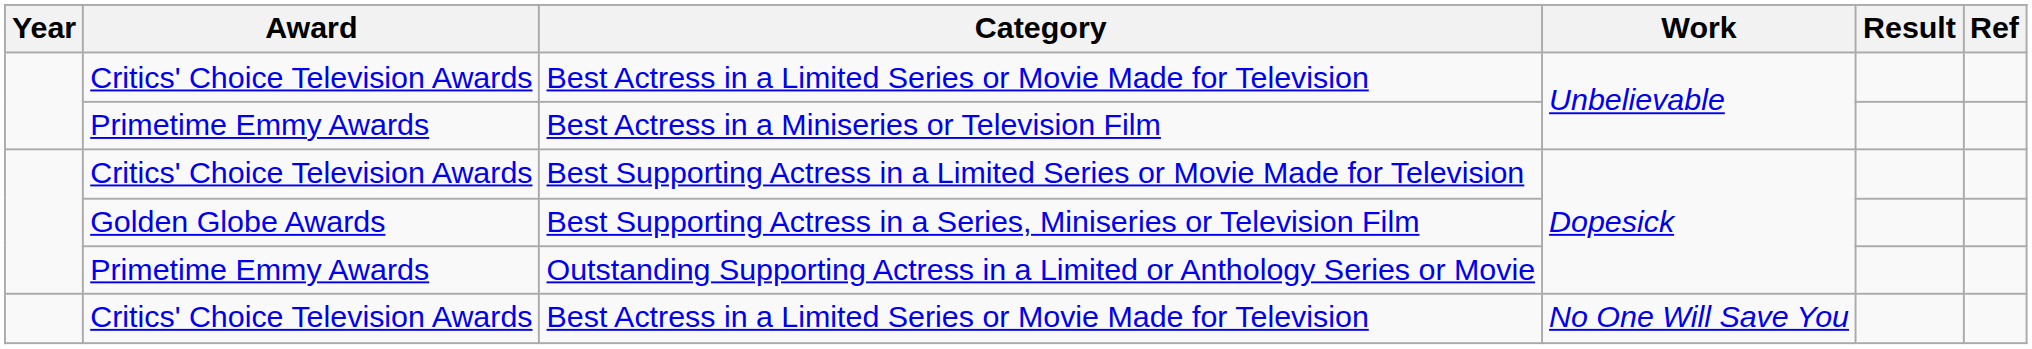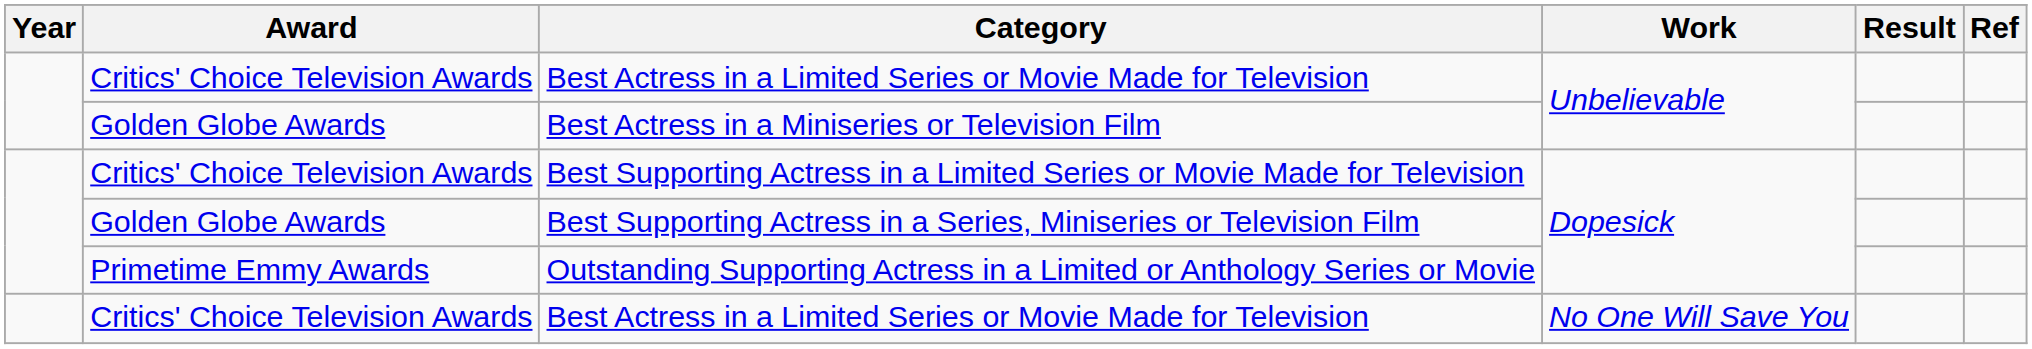(260, 125) Primetime Emmy Awards -> (238, 125) Golden Globe Awards
